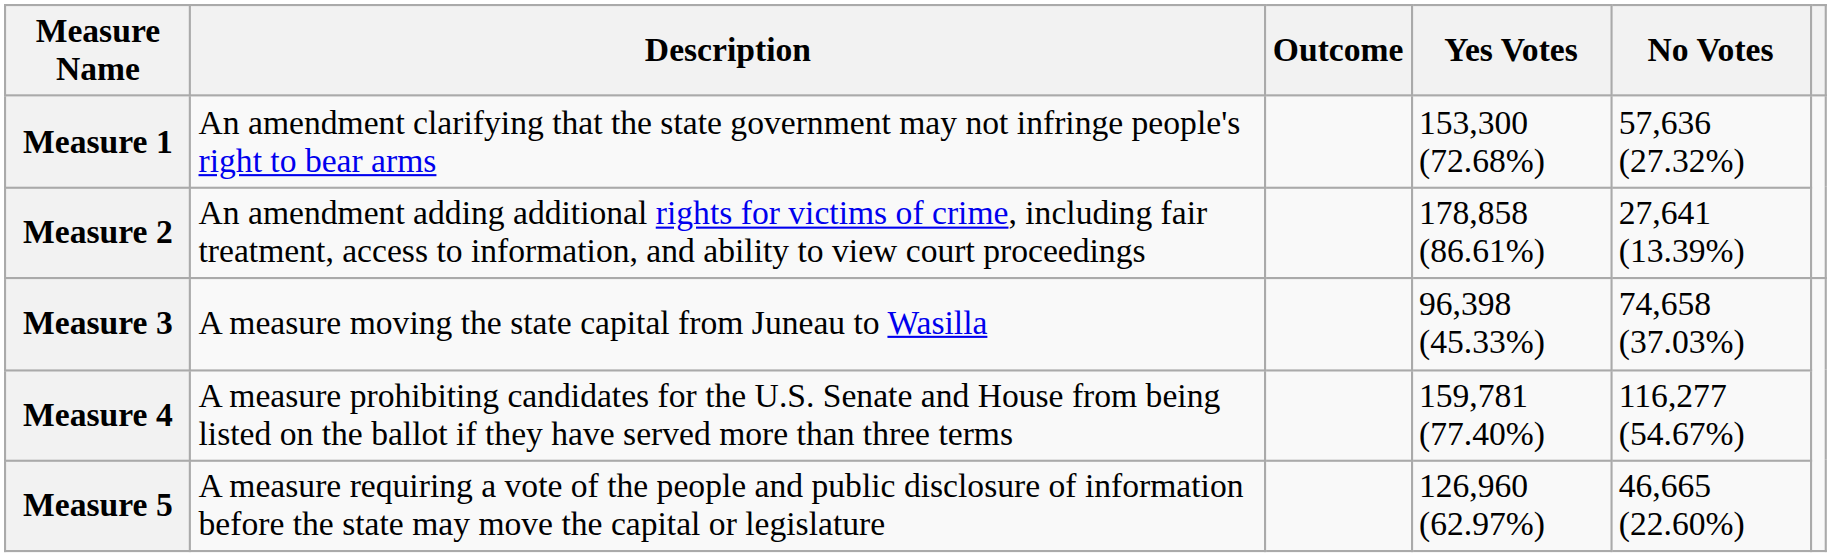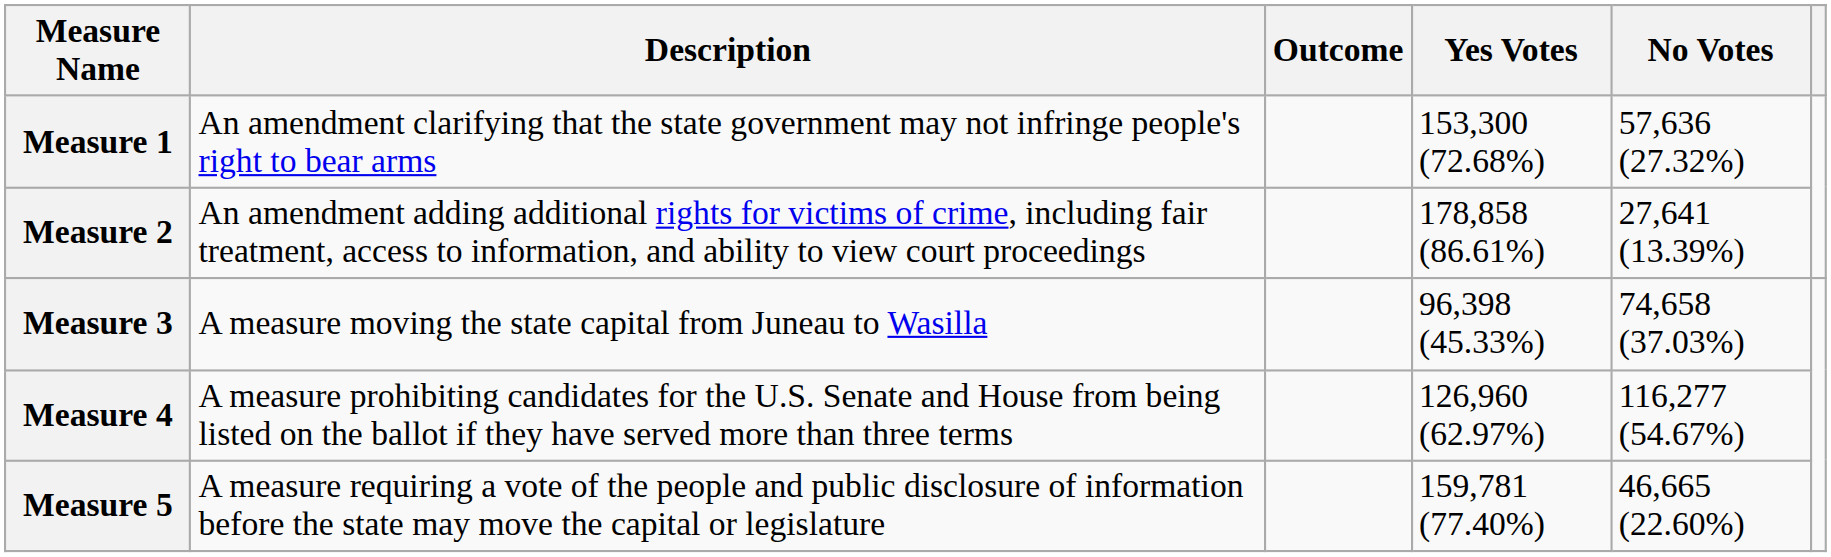(1482, 414) 159,781 (77.40%) -> (1482, 414) 126,960 (62.97%)
(1482, 505) 126,960 (62.97%) -> (1482, 505) 159,781 (77.40%)
